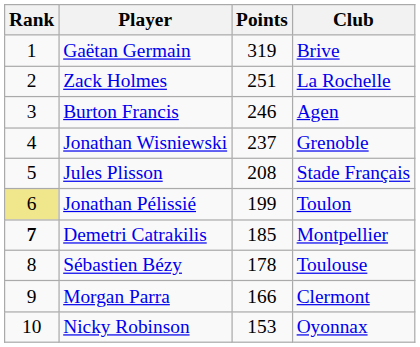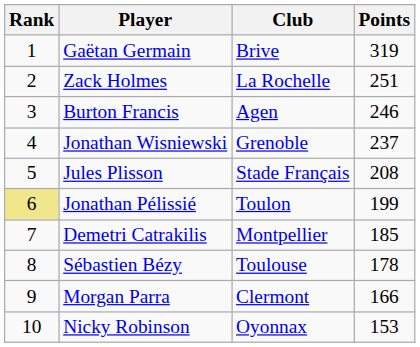columns swapped: (353, 19) <-> (262, 19)
(32, 234) bold -> (32, 234) normal
